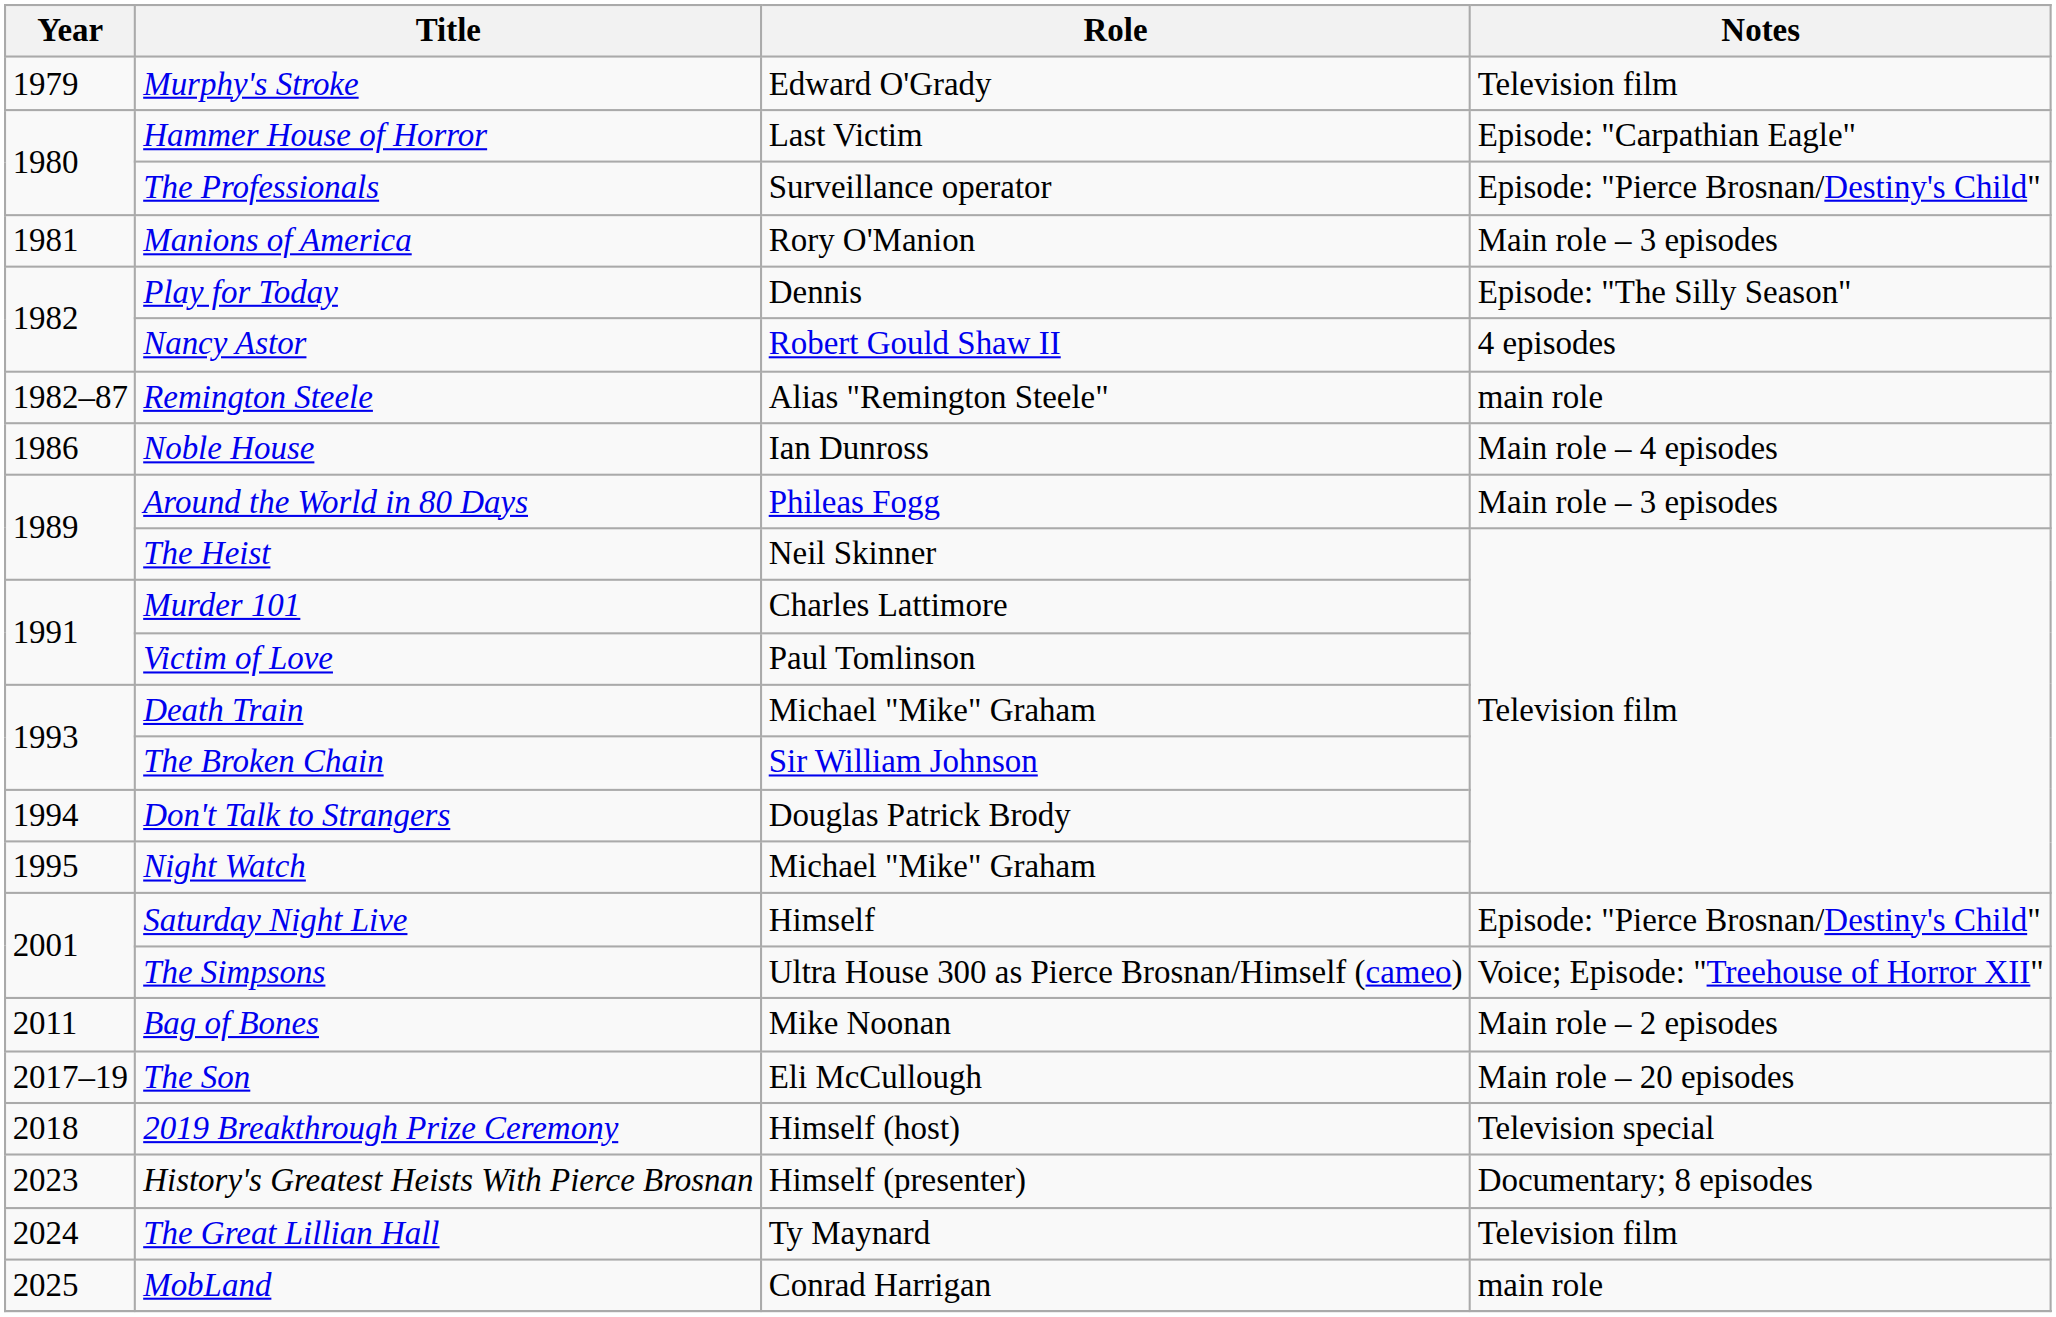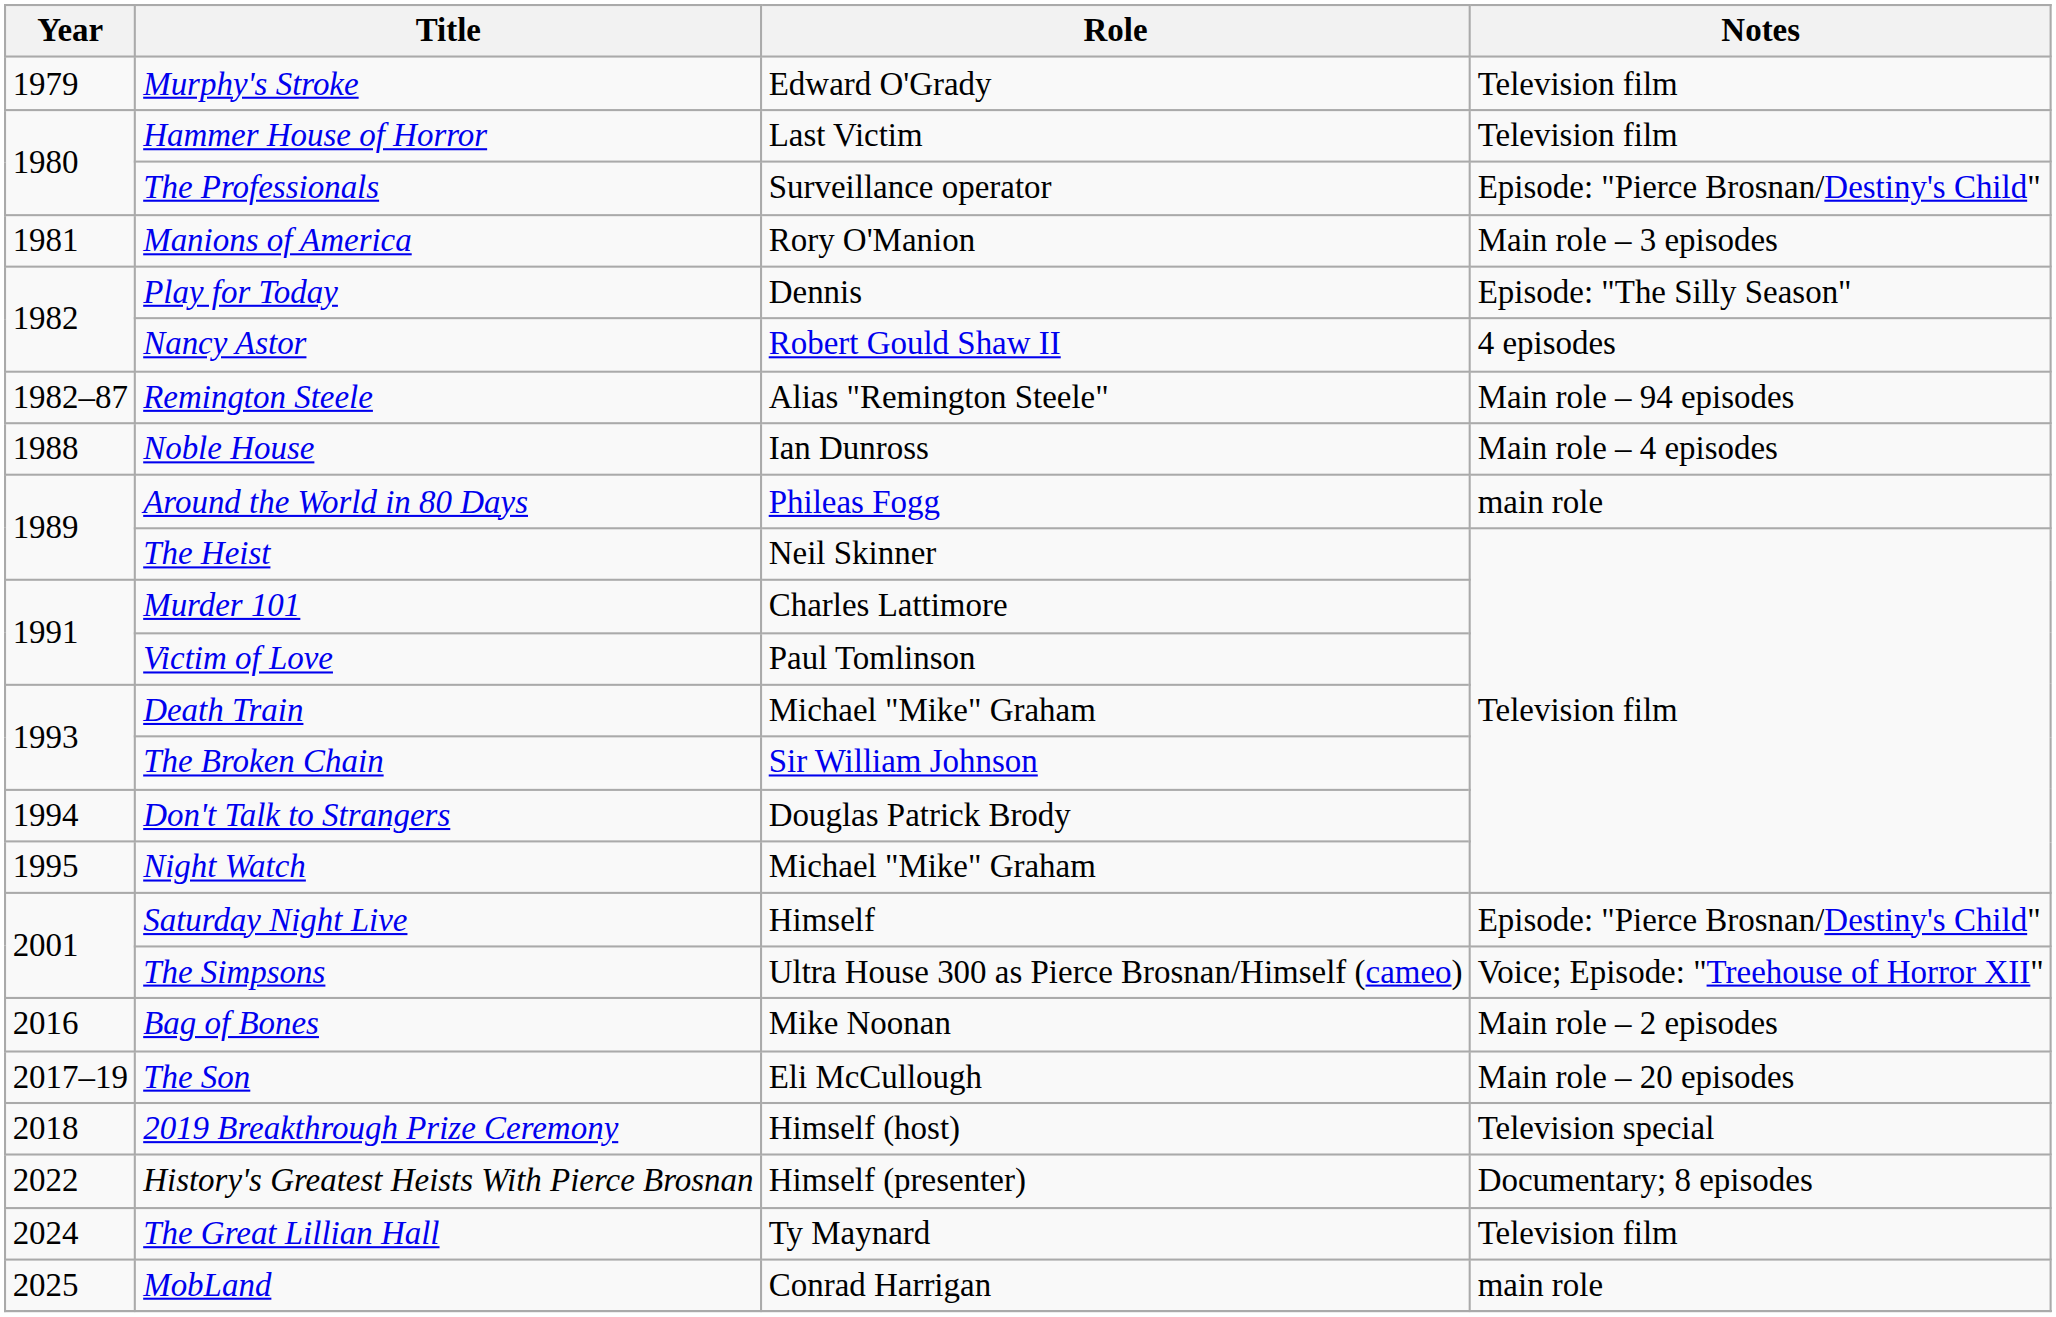(1667, 135) Episode: "Carpathian Eagle" -> (1578, 135) Television film
(1540, 396) main role -> (1636, 396) Main role – 94 episodes
(46, 448) 1986 -> (46, 448) 1988
(1628, 501) Main role – 3 episodes -> (1540, 501) main role
(45, 1023) 2011 -> (46, 1023) 2016
(46, 1180) 2023 -> (46, 1180) 2022
